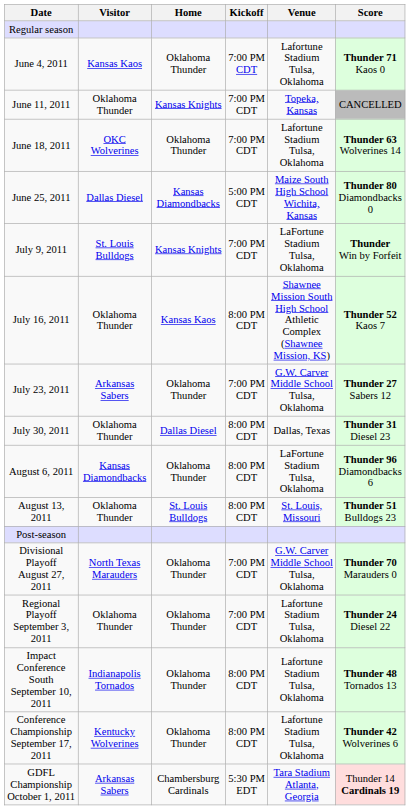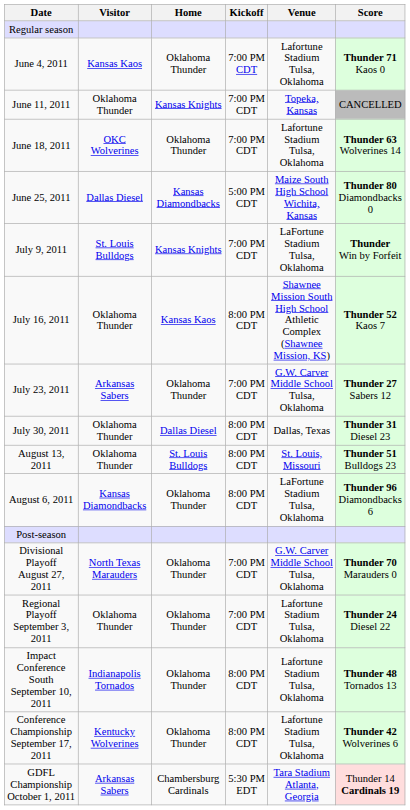rows swapped: (41, 471) <-> (41, 511)
